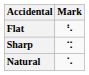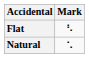- row: (20, 45)
